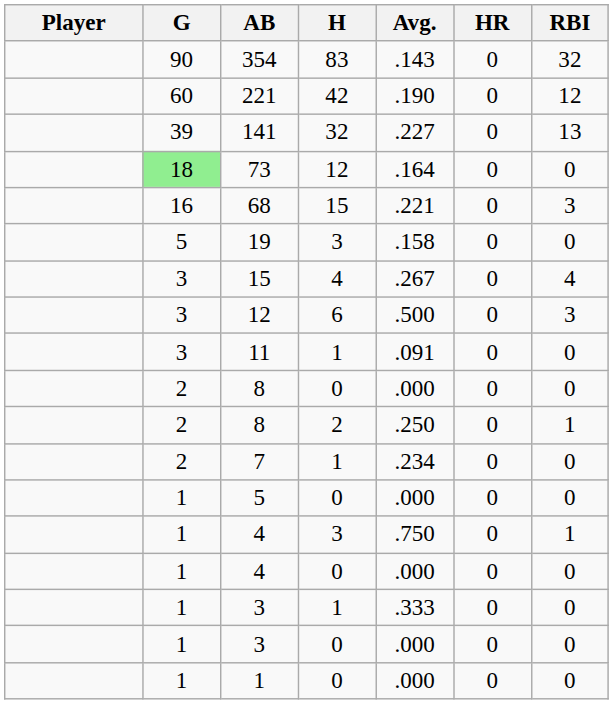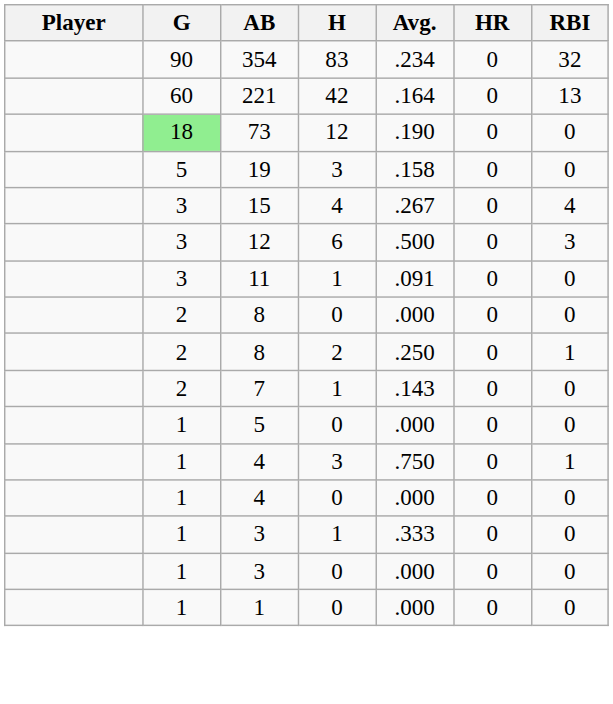(415, 59) .143 -> (415, 59) .234
(415, 95) .190 -> (415, 95) .164
(570, 95) 12 -> (570, 95) 13
- row: (259, 132)
(415, 168) .164 -> (415, 132) .190
- row: (259, 205)
(415, 461) .234 -> (415, 388) .143
